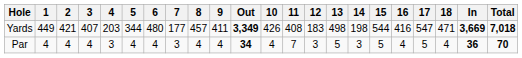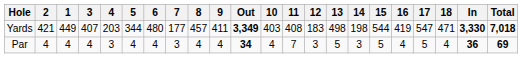columns swapped: (46, 12) <-> (68, 12)
(272, 28) 426 -> (272, 28) 403
(403, 28) 416 -> (403, 28) 419
(472, 28) 3,669 -> (472, 28) 3,330
(503, 45) 70 -> (503, 45) 69
